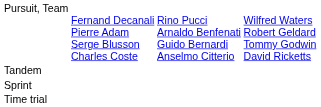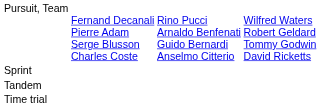rows swapped: (18, 85) <-> (23, 71)
